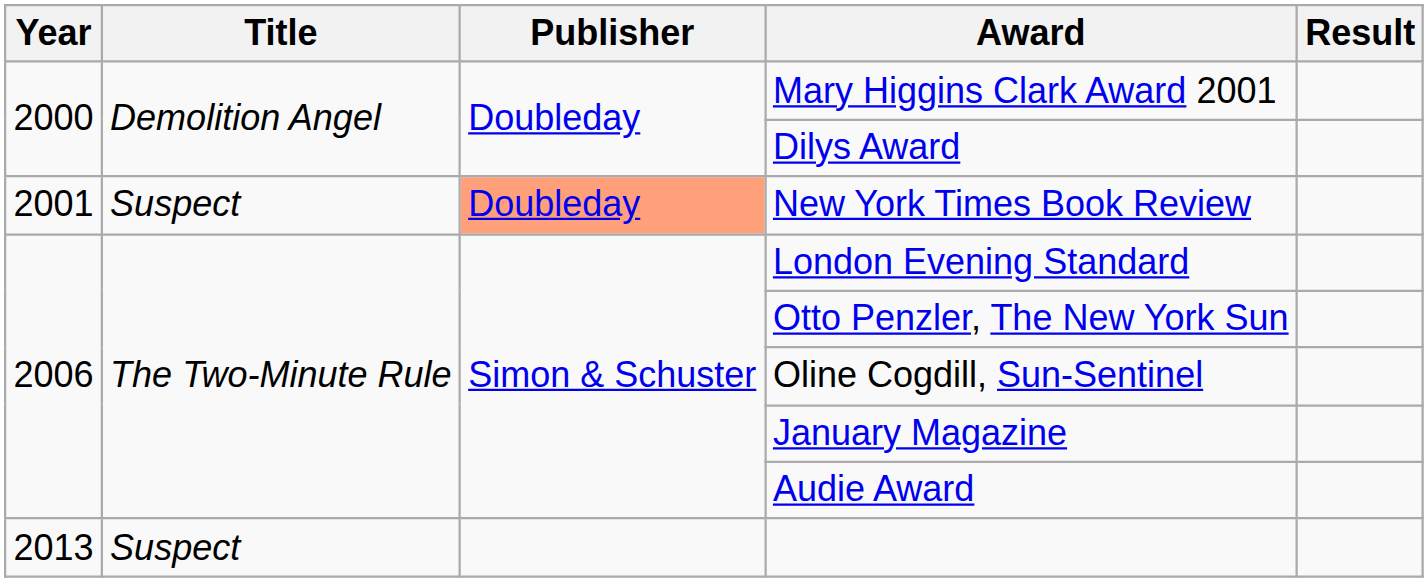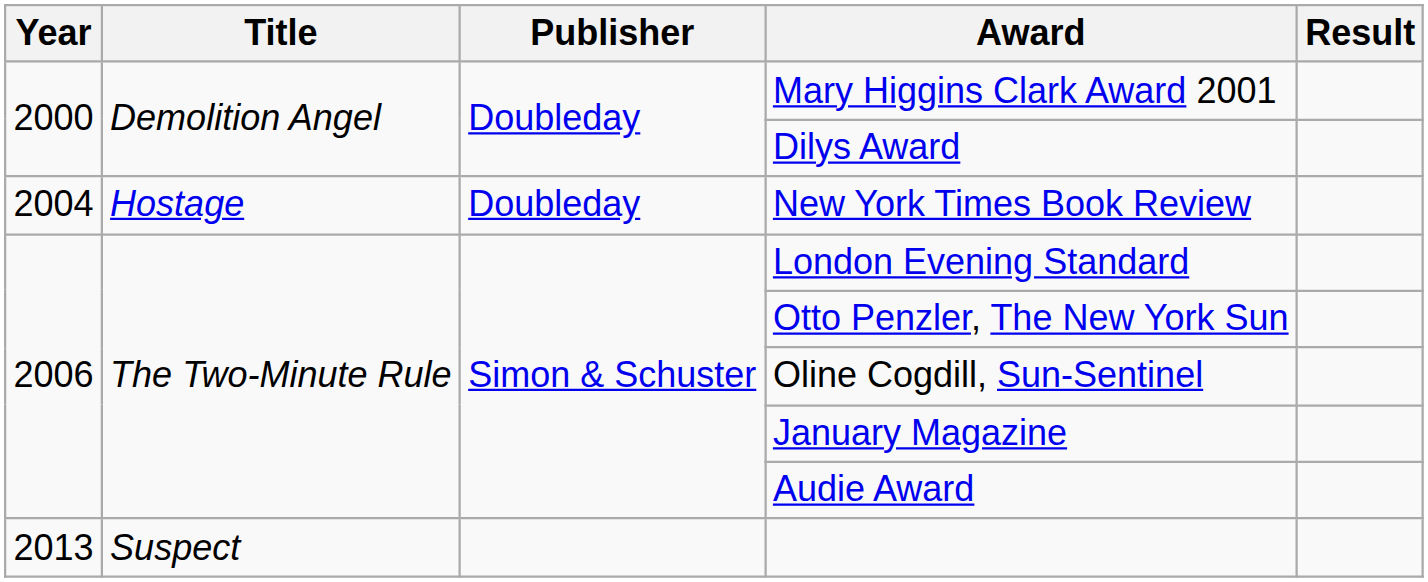(53, 204) 2001 -> (53, 204) 2004
(175, 204) Suspect -> (177, 204) Hostage
(554, 204) lightsalmon background -> (554, 204) no background
